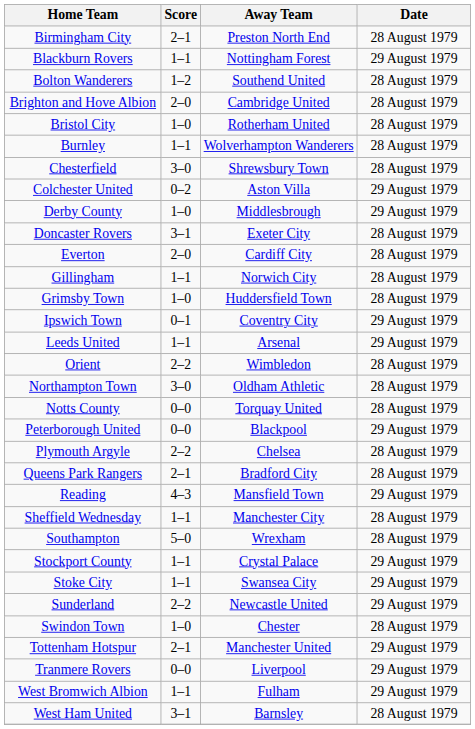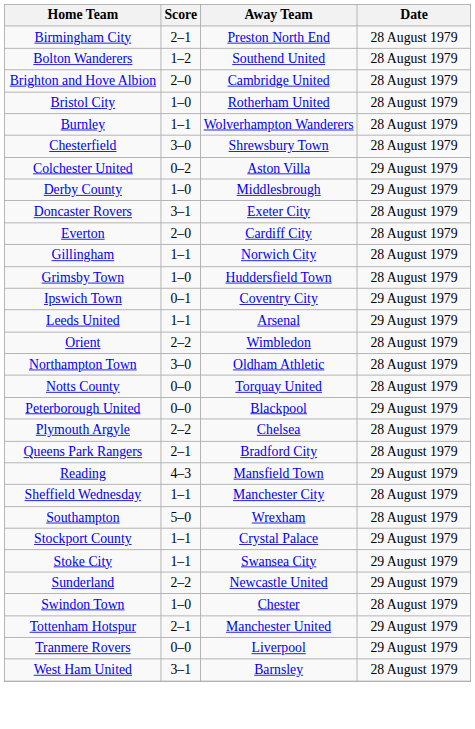- row: (83, 59)
- row: (83, 691)
